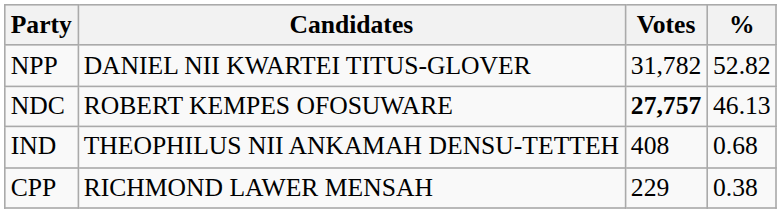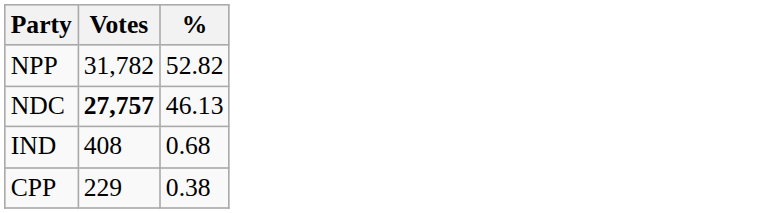- column: (351, 24)
